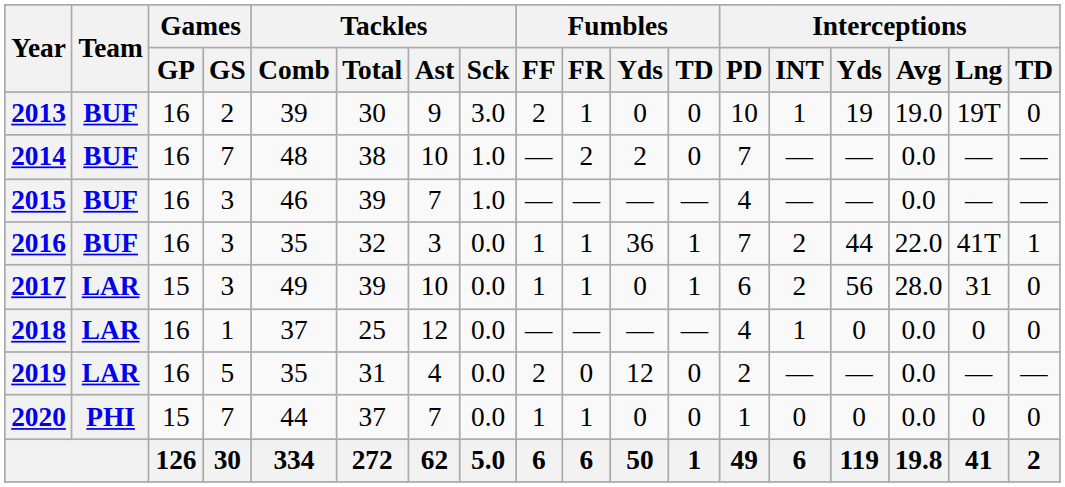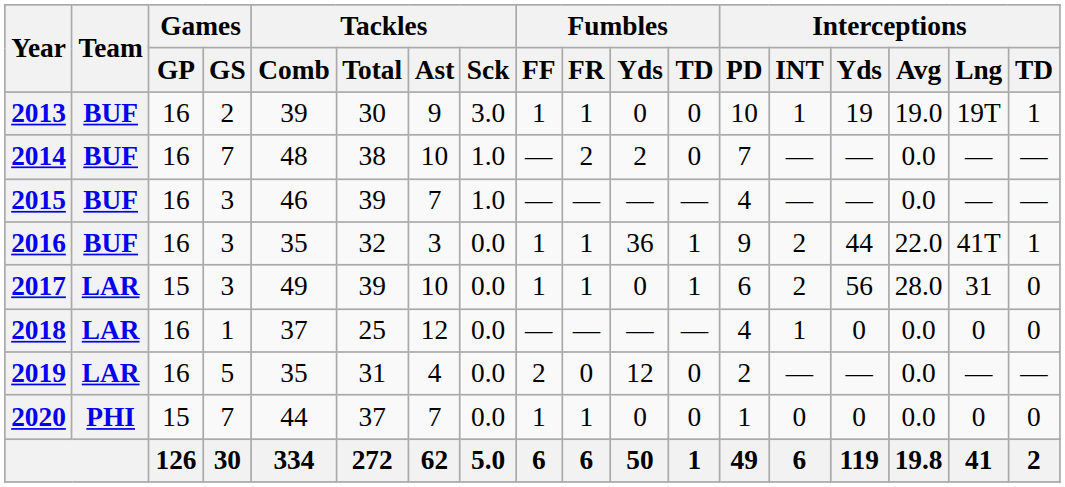(539, 112) 2 -> (539, 112) 1
(1034, 112) 0 -> (1034, 112) 1
(744, 243) 7 -> (744, 243) 9
